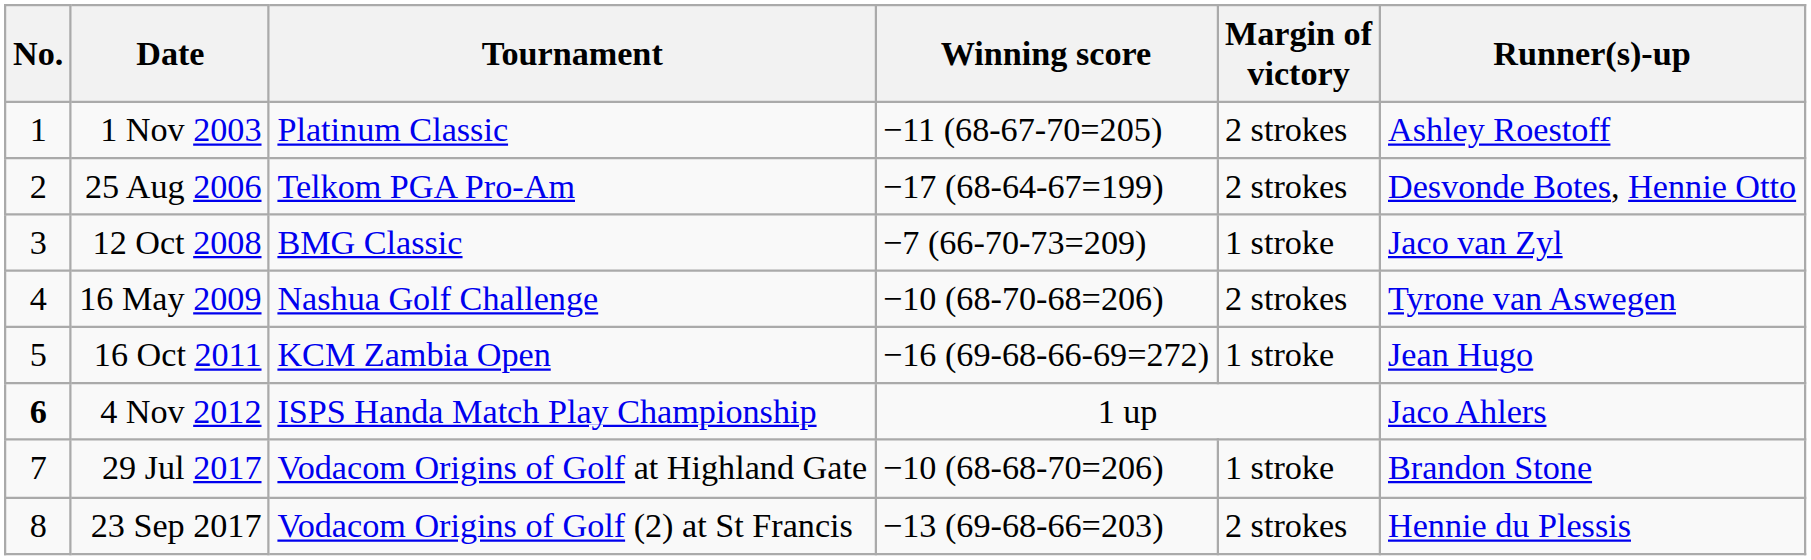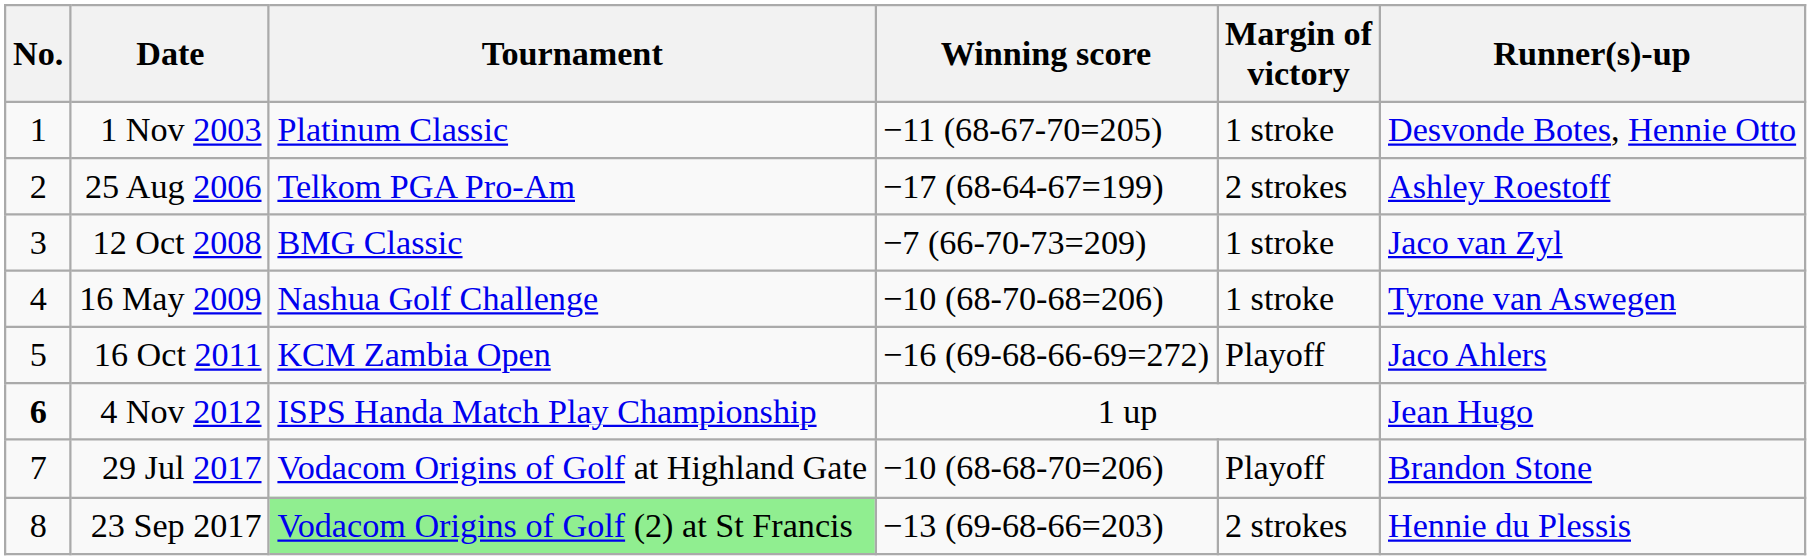(1286, 129) 2 strokes -> (1280, 129) 1 stroke
(1499, 129) Ashley Roestoff -> (1592, 129) Desvonde Botes, Hennie Otto
(1592, 186) Desvonde Botes, Hennie Otto -> (1499, 186) Ashley Roestoff
(1286, 298) 2 strokes -> (1280, 298) 1 stroke
(1280, 355) 1 stroke -> (1275, 355) Playoff
(1461, 355) Jean Hugo -> (1467, 355) Jaco Ahlers
(1467, 411) Jaco Ahlers -> (1461, 411) Jean Hugo
(1280, 468) 1 stroke -> (1275, 468) Playoff
(565, 524) no background -> (565, 524) lightgreen background
